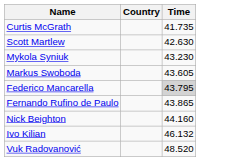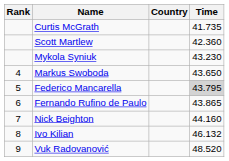+ column: (18, 12)
(179, 42) 42.630 -> (207, 42) 42.360
(179, 73) 43.605 -> (207, 73) 43.650
